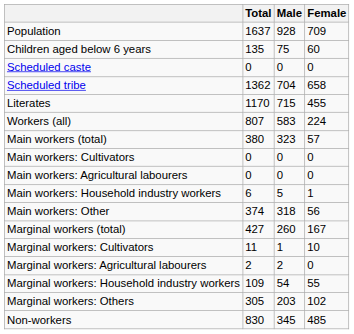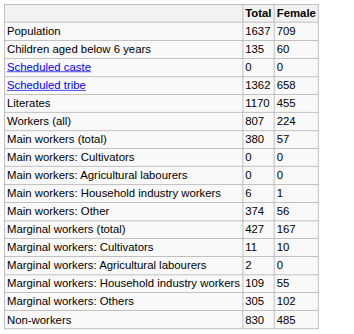- column: (289, 13)
